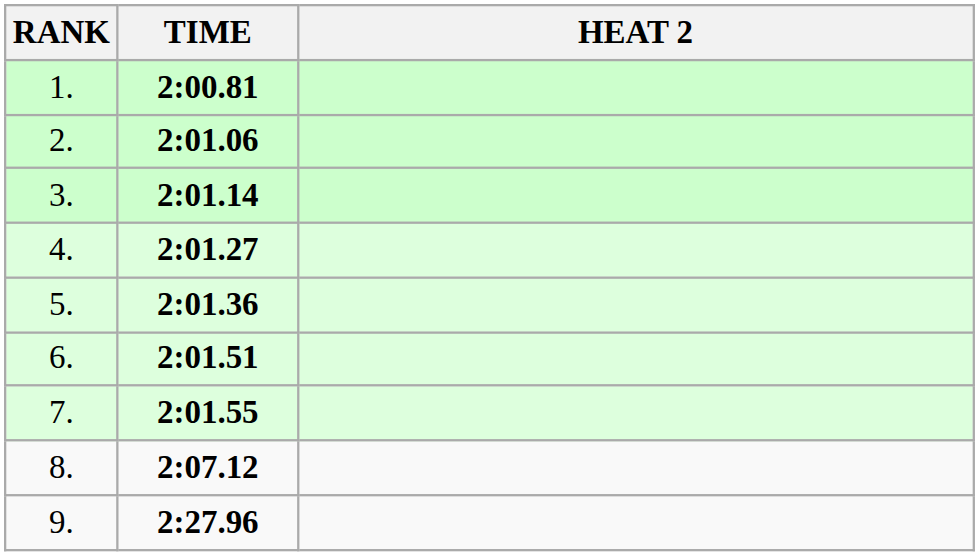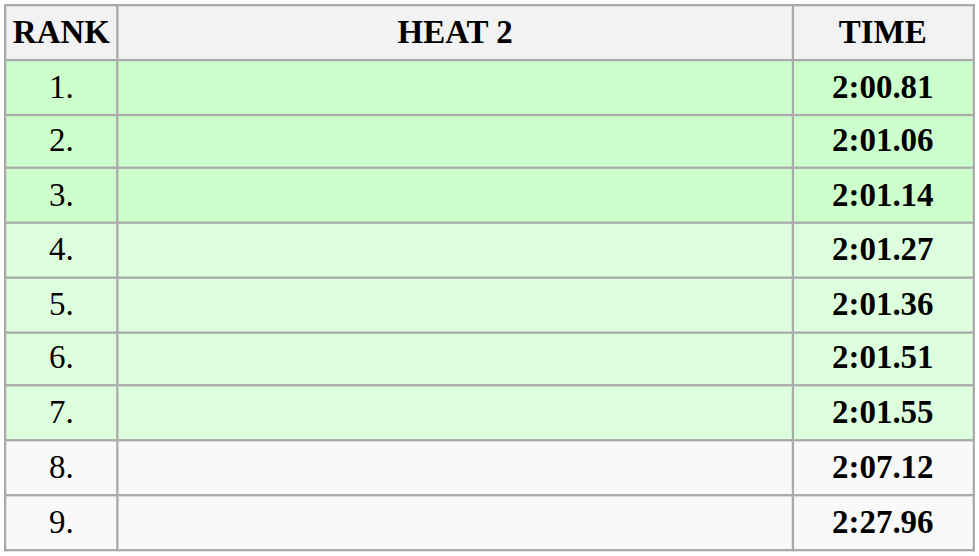columns swapped: (635, 32) <-> (208, 32)
